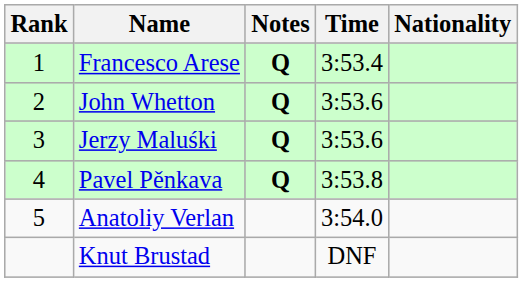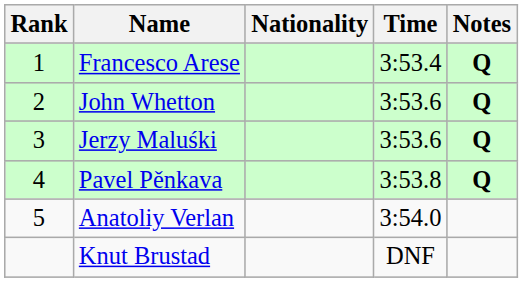columns swapped: (453, 23) <-> (280, 23)
